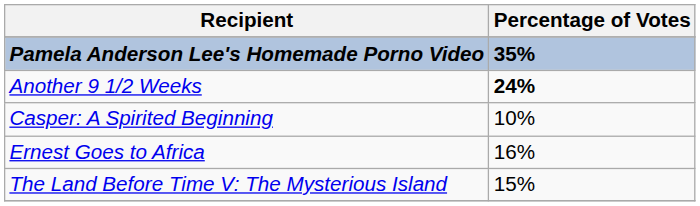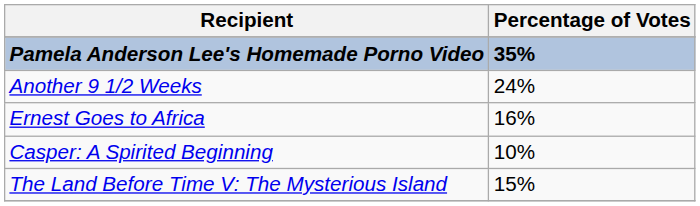(514, 86) bold -> (514, 86) normal
rows swapped: (141, 119) <-> (107, 151)
